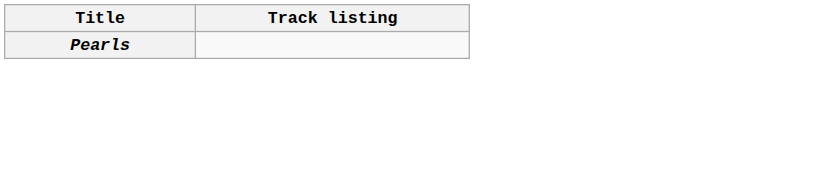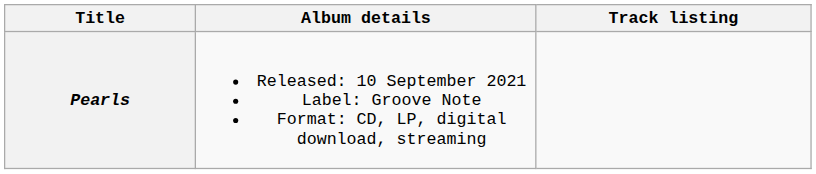+ column: (366, 18)
